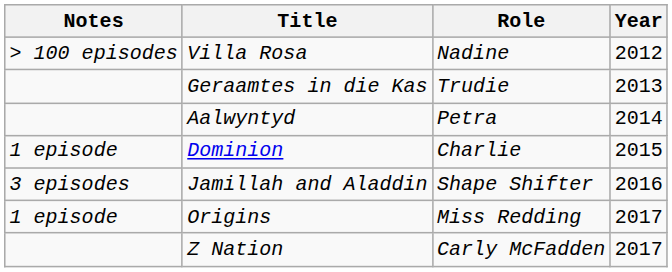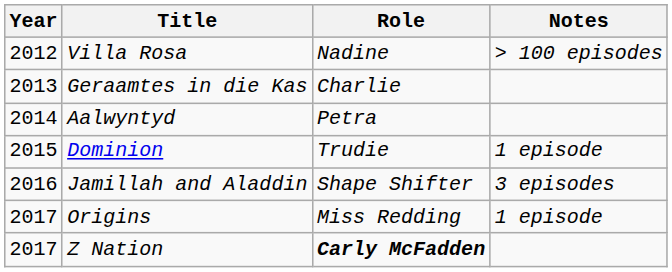columns swapped: (639, 21) <-> (94, 21)
(473, 86) Trudie -> (359, 86) Charlie
(479, 152) Charlie -> (353, 152) Trudie
(521, 249) normal -> (401, 249) bold
